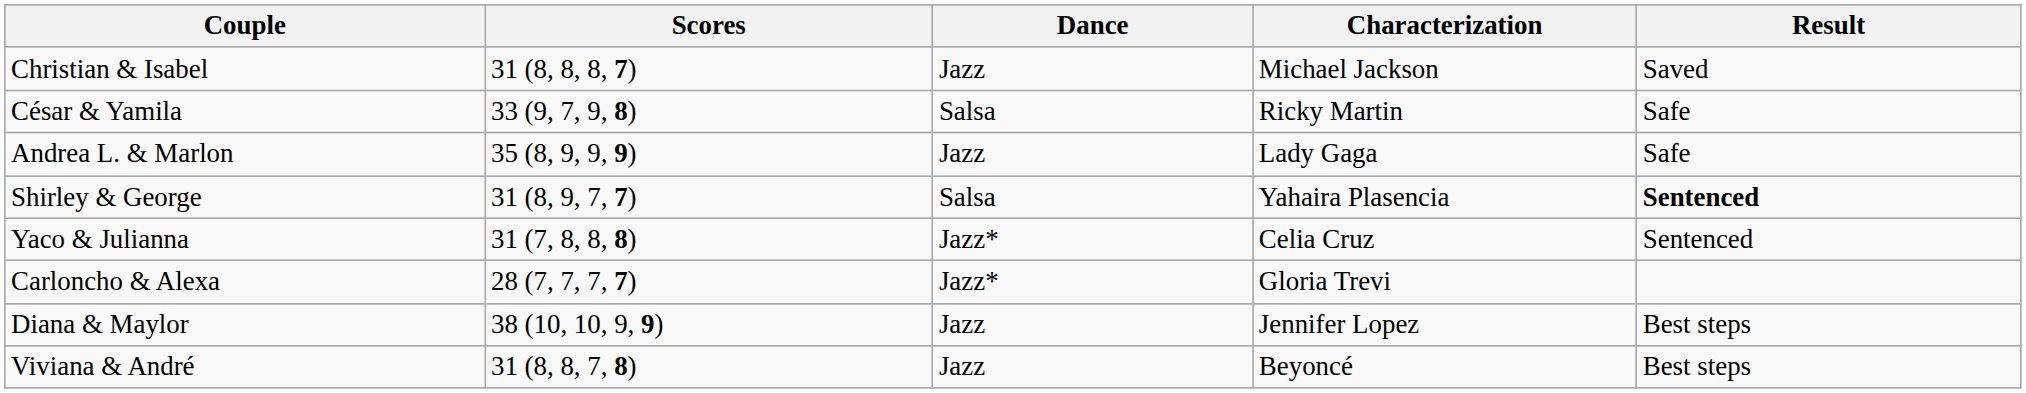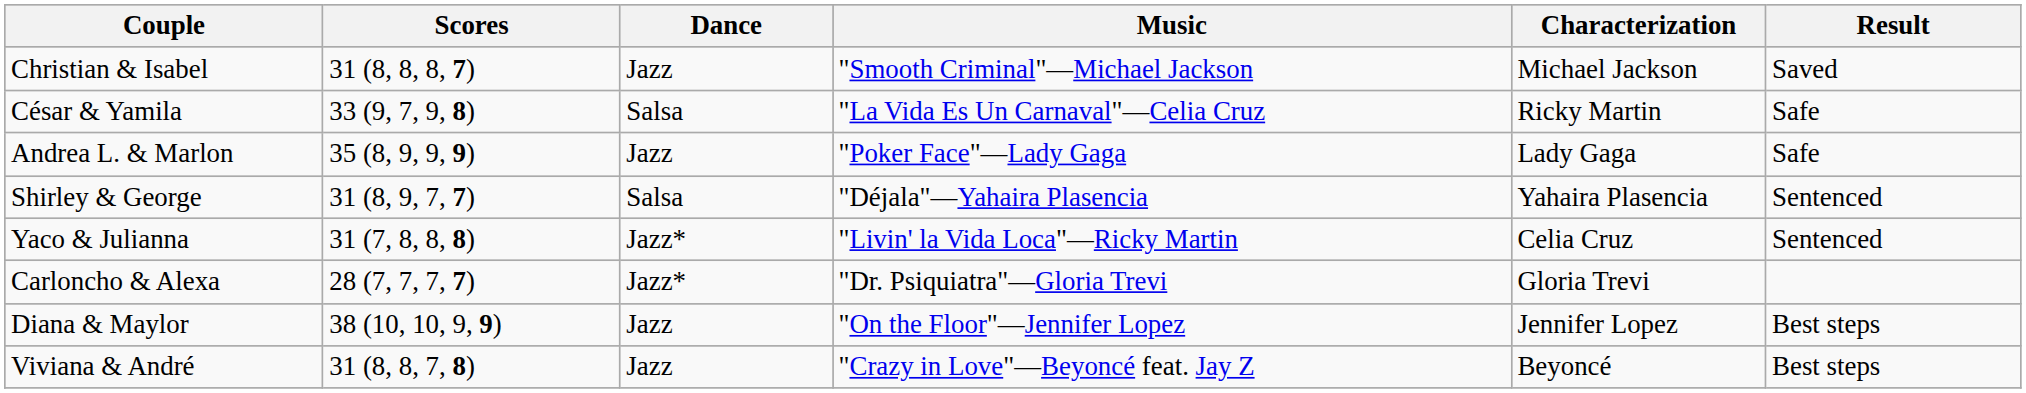+ column: (1172, 25)
(1701, 196) bold -> (1827, 196) normal
